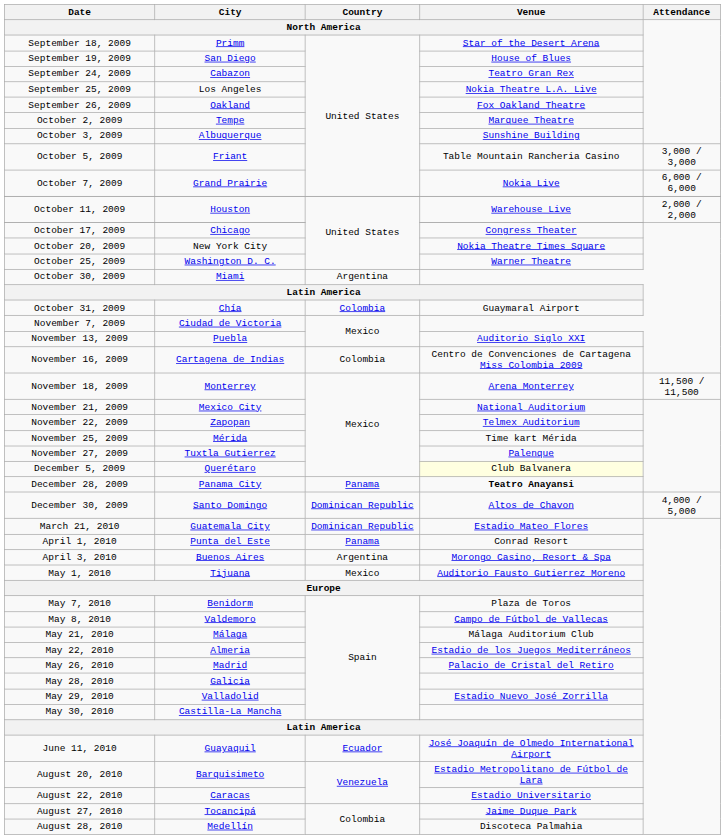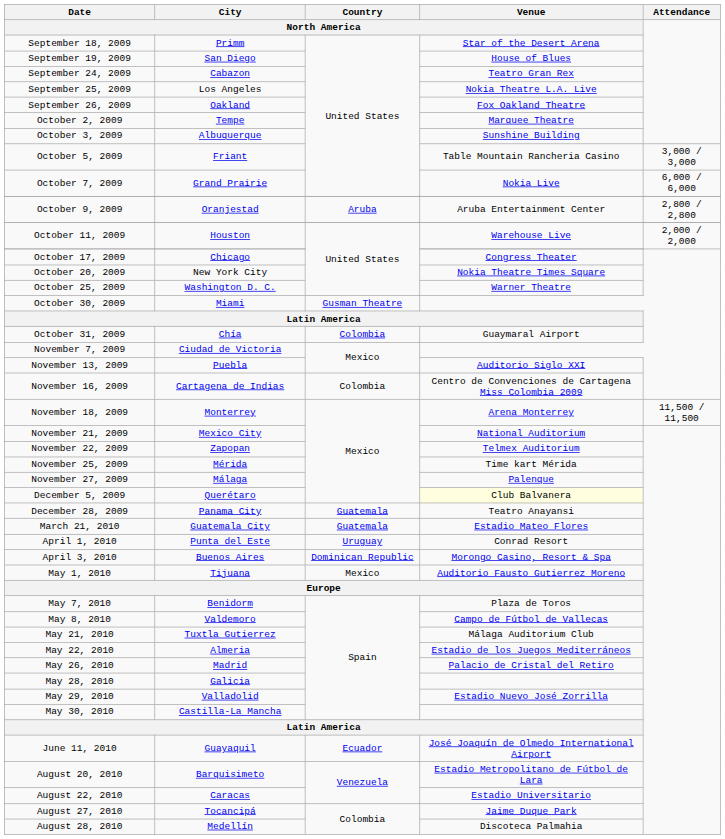+ row: (80, 210)
(362, 277) Argentina -> (362, 303) Gusman Theatre
(230, 454) Tuxtla Gutierrez -> (230, 480) Málaga
(362, 484) Panama -> (362, 511) Guatemala
(531, 484) bold -> (531, 511) normal
- row: (80, 505)
(362, 526) Dominican Republic -> (362, 526) Guatemala
(362, 542) Panama -> (362, 542) Uruguay
(362, 557) Argentina -> (362, 557) Dominican Republic
(230, 635) Málaga -> (230, 635) Tuxtla Gutierrez
